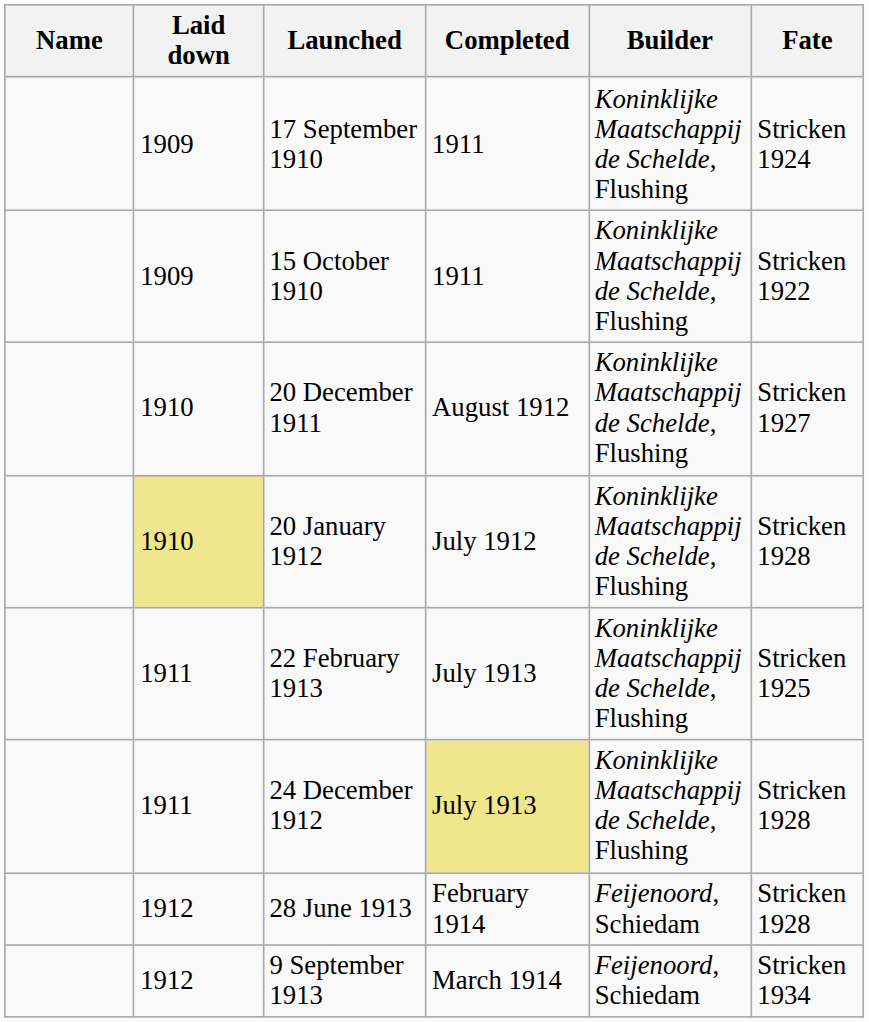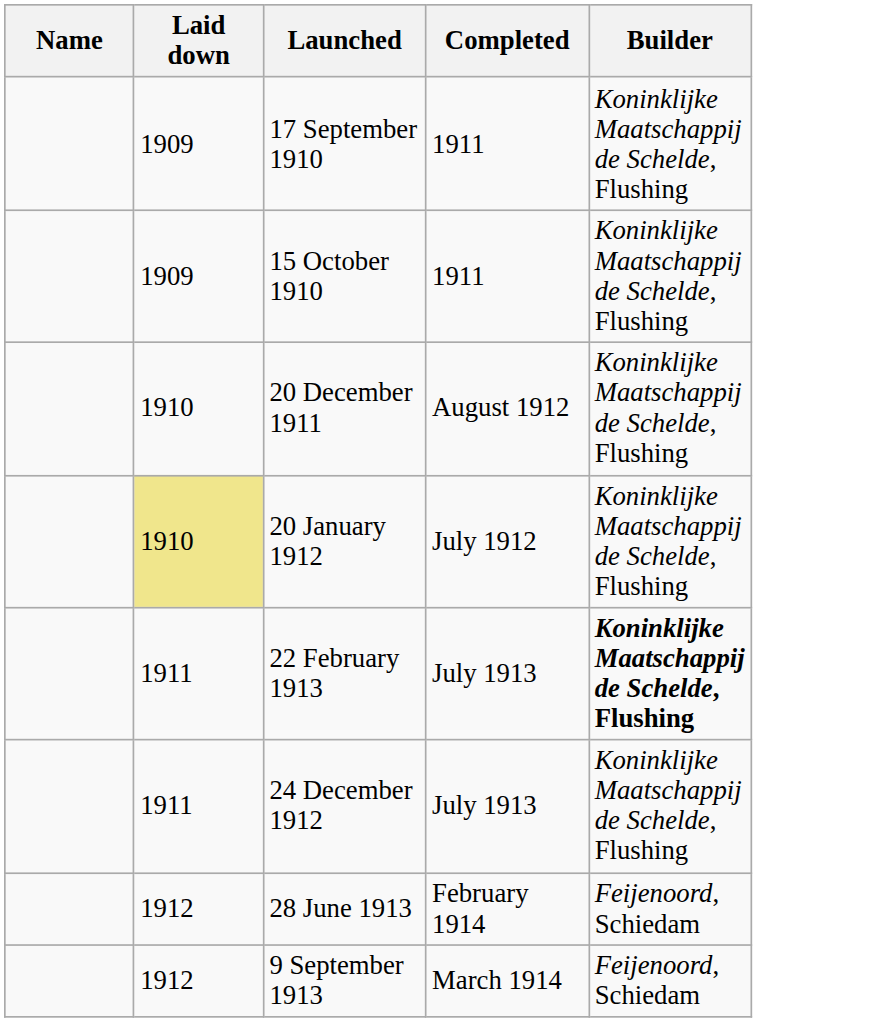- column: (807, 40)
(668, 673) normal -> (670, 673) bold
(484, 805) khaki background -> (484, 805) no background
